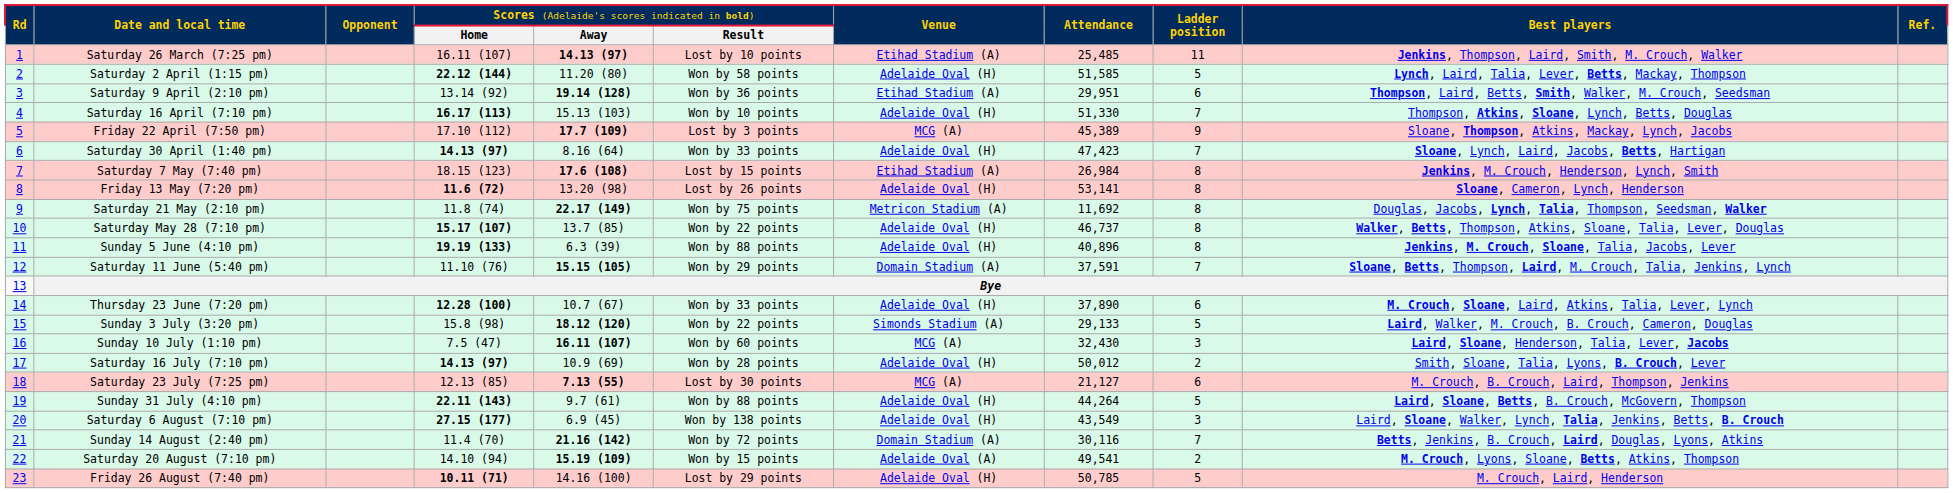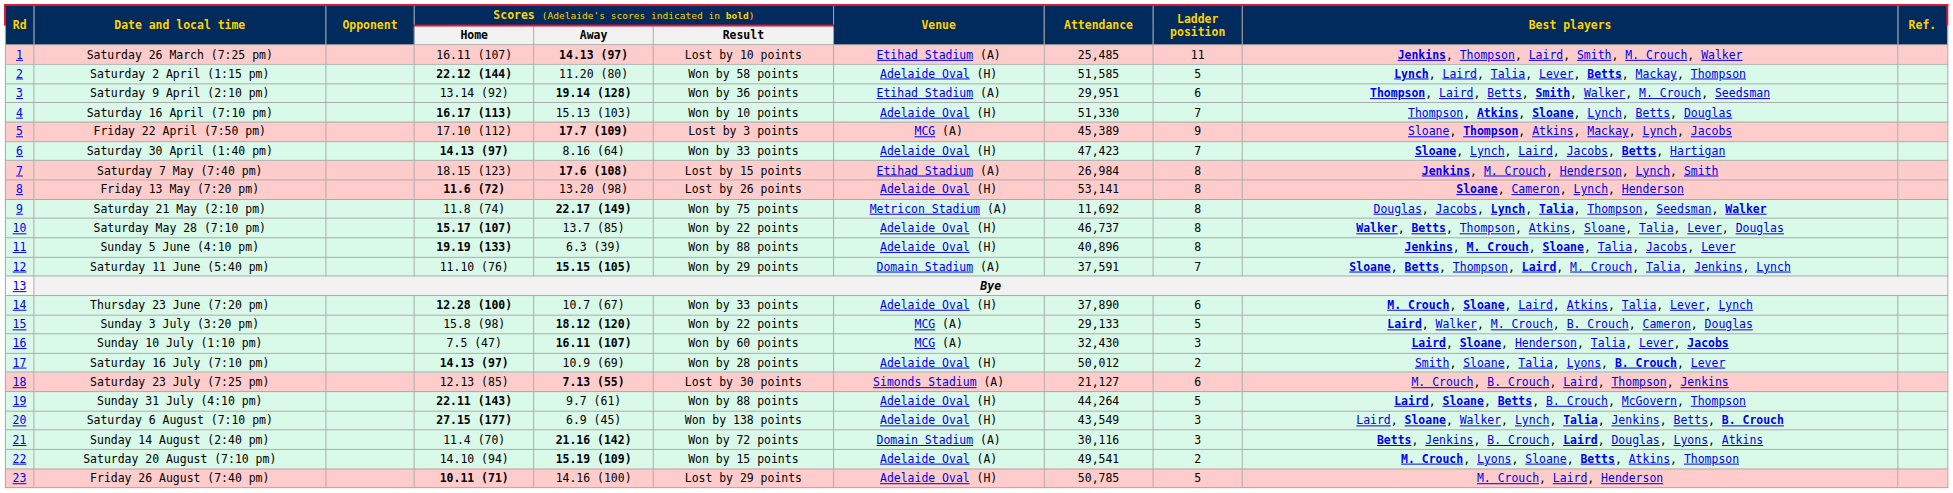(939, 324) Simonds Stadium (A) -> (939, 324) MCG (A)
(939, 382) MCG (A) -> (939, 382) Simonds Stadium (A)
(1198, 440) 7 -> (1198, 440) 3
